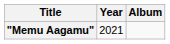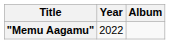(111, 30) 2021 -> (111, 30) 2022
